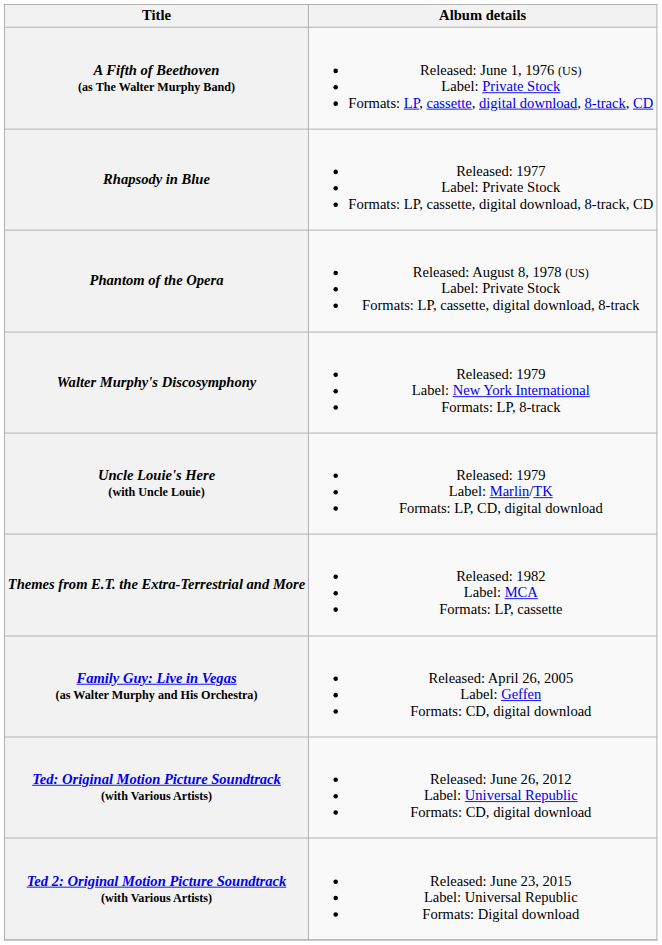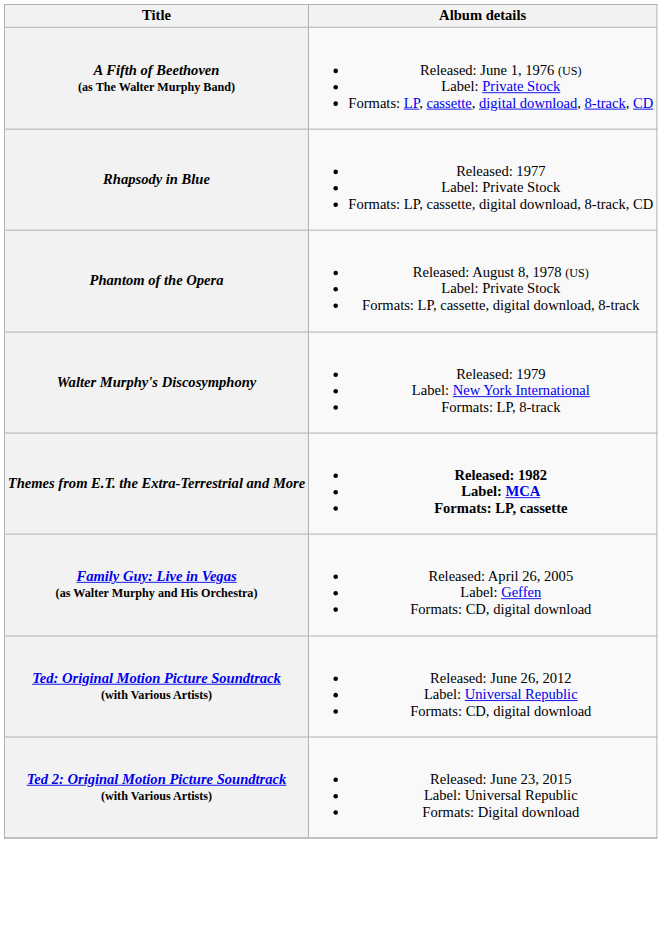- row: (157, 483)
(483, 593) normal -> (483, 492) bold
